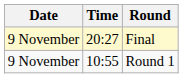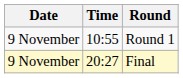rows swapped: (150, 61) <-> (140, 38)
